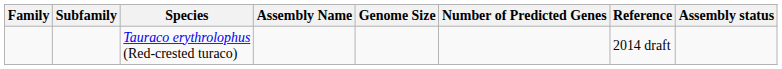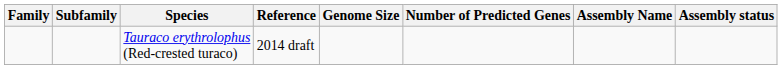columns swapped: (304, 15) <-> (643, 15)
